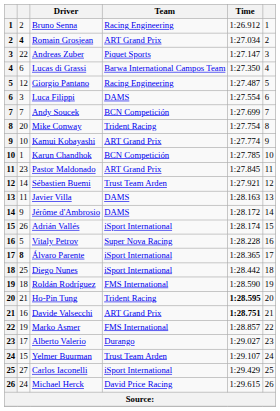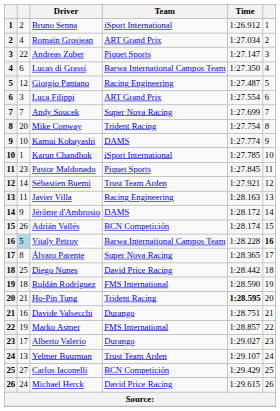(139, 25) Racing Engineering -> (138, 25) iSport International
(21, 39) bold -> (21, 39) normal
(117, 97) DAMS -> (133, 97) ART Grand Prix
(137, 111) BCN Competición -> (138, 111) Super Nova Racing
(133, 140) ART Grand Prix -> (117, 140) DAMS
(137, 154) BCN Competición -> (138, 154) iSport International
(133, 169) ART Grand Prix -> (127, 169) Piquet Sports
(117, 197) DAMS -> (139, 197) Racing Engineering
(138, 226) iSport International -> (137, 226) BCN Competición
(21, 241) no background -> (21, 241) lightblue background
(138, 241) Super Nova Racing -> (165, 241) Barwa International Campos Team
(269, 241) normal -> (269, 241) bold
(21, 255) bold -> (21, 255) normal
(138, 255) iSport International -> (138, 255) Super Nova Racing
(138, 269) iSport International -> (138, 269) David Price Racing
(133, 312) ART Grand Prix -> (119, 312) Durango
(245, 312) bold -> (245, 312) normal
(24, 355) 15 -> (24, 355) 13
(138, 370) iSport International -> (137, 370) BCN Competición
